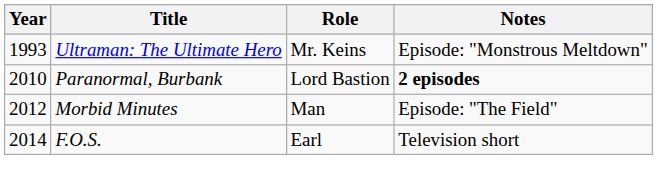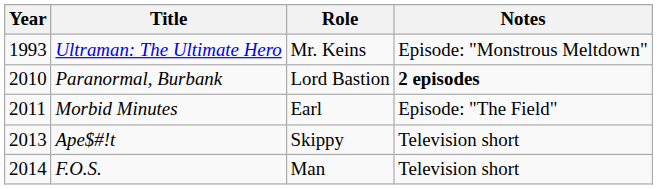(28, 109) 2012 -> (27, 109) 2011
(308, 109) Man -> (306, 109) Earl
+ row: (85, 139)
(306, 139) Earl -> (308, 169) Man
